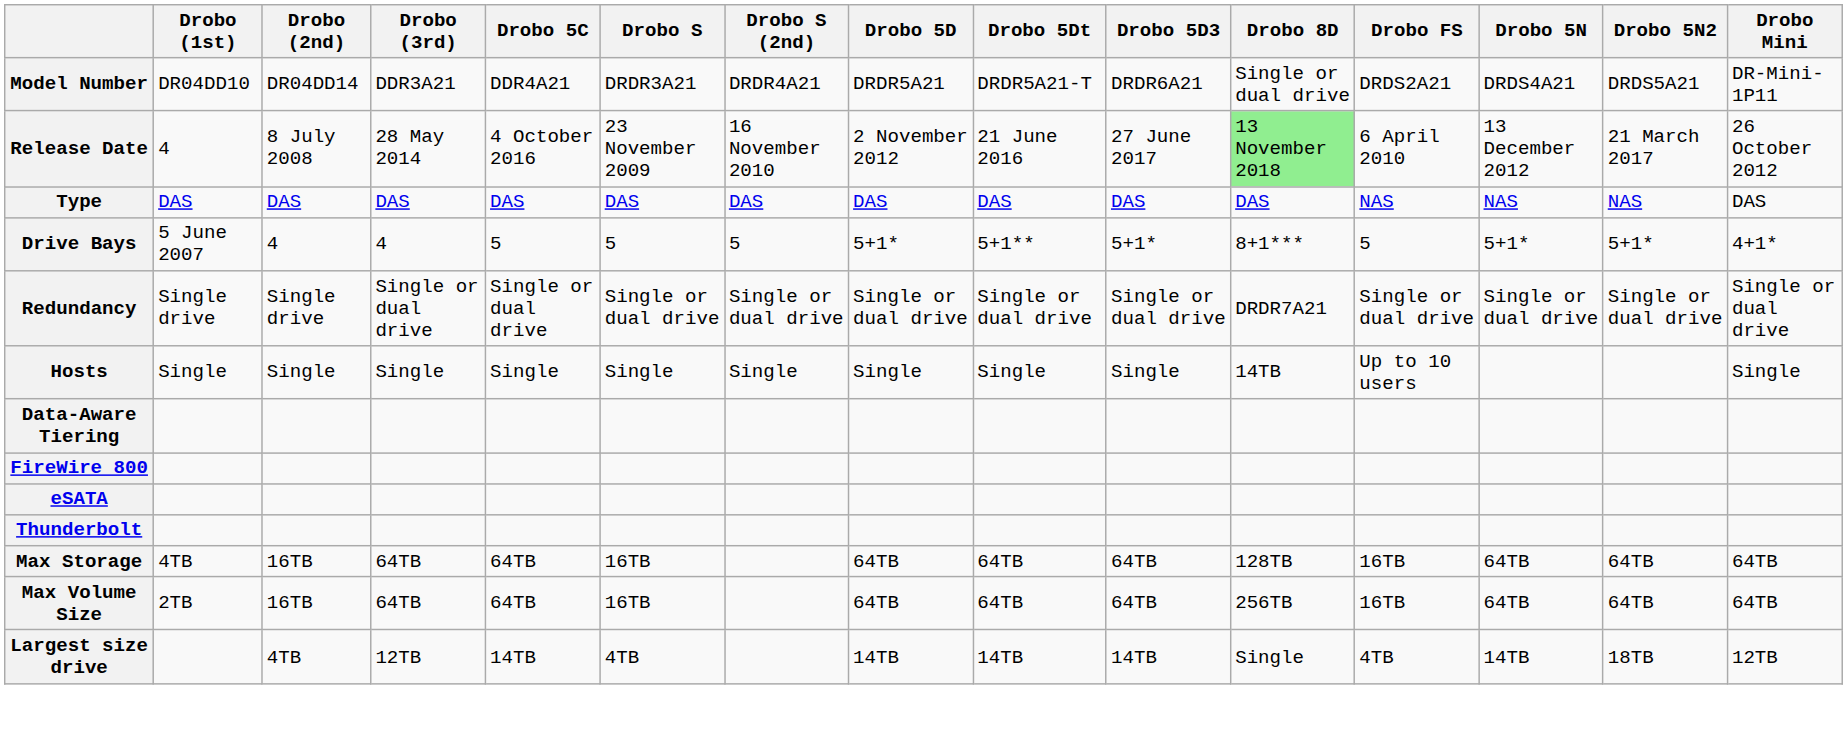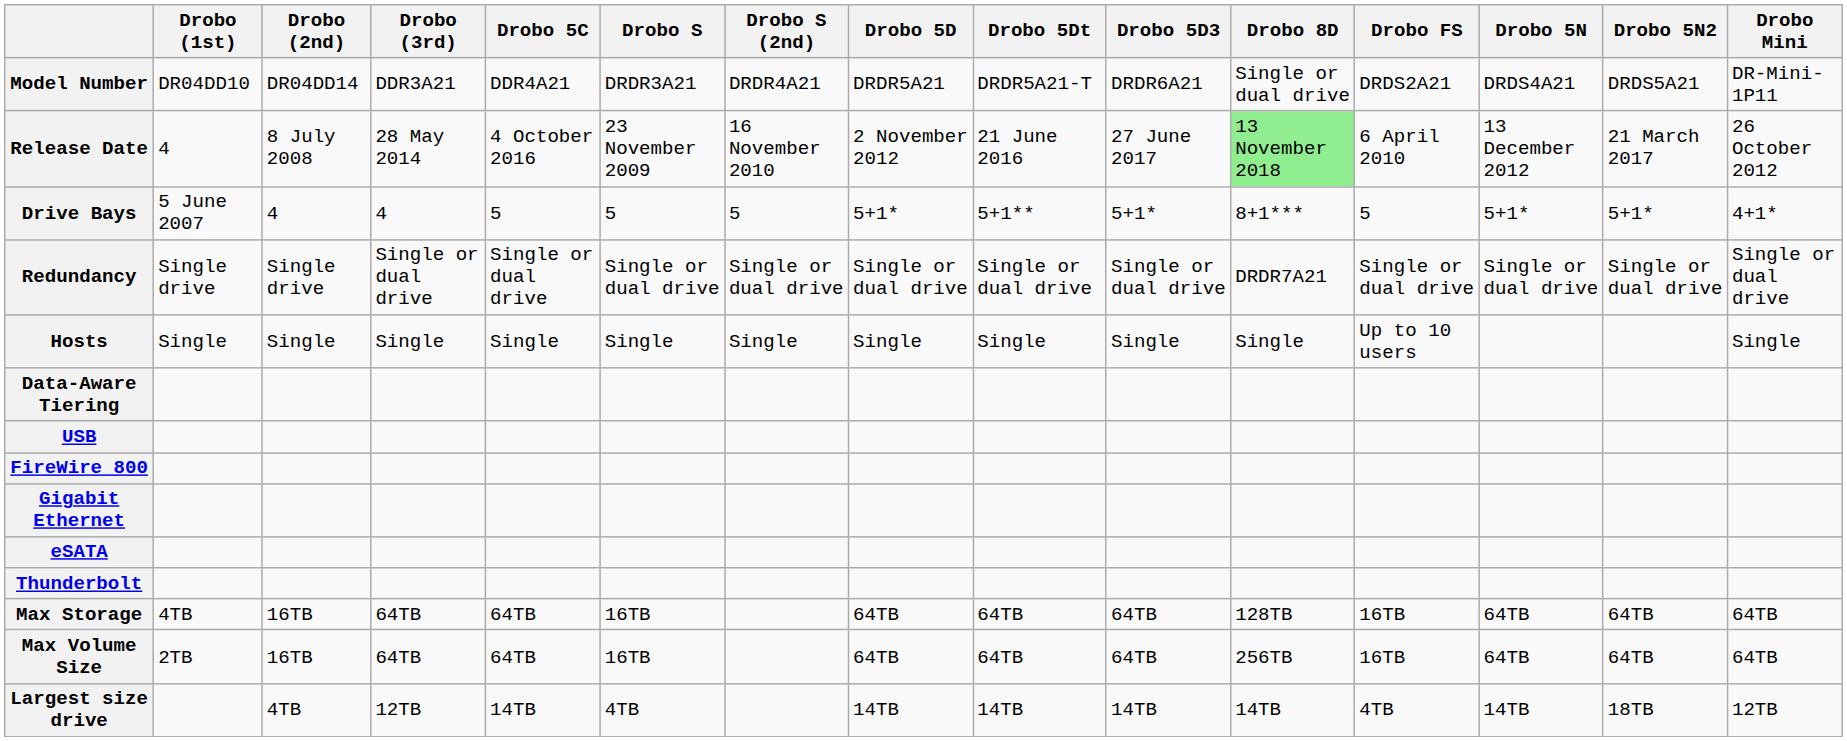- row: (79, 202)
(1258, 373) 14TB -> (1270, 341) Single
+ row: (79, 437)
+ row: (79, 510)
(1270, 657) Single -> (1258, 710) 14TB
